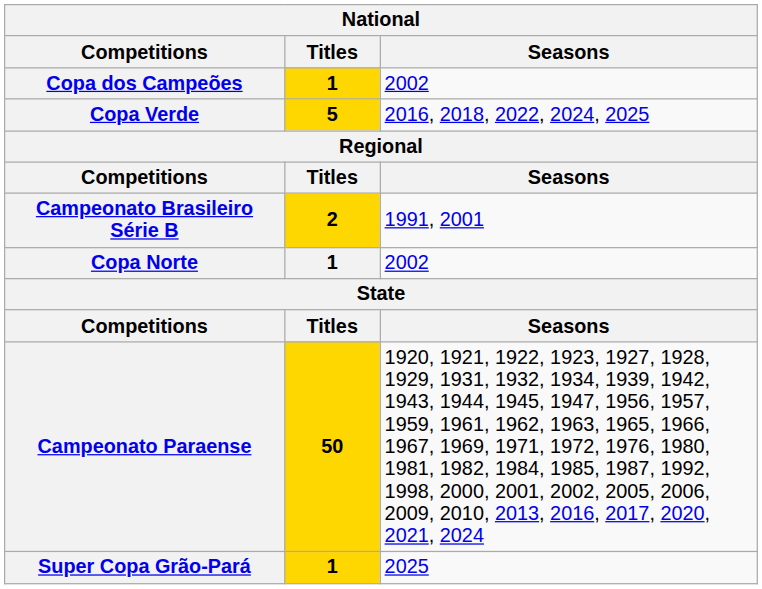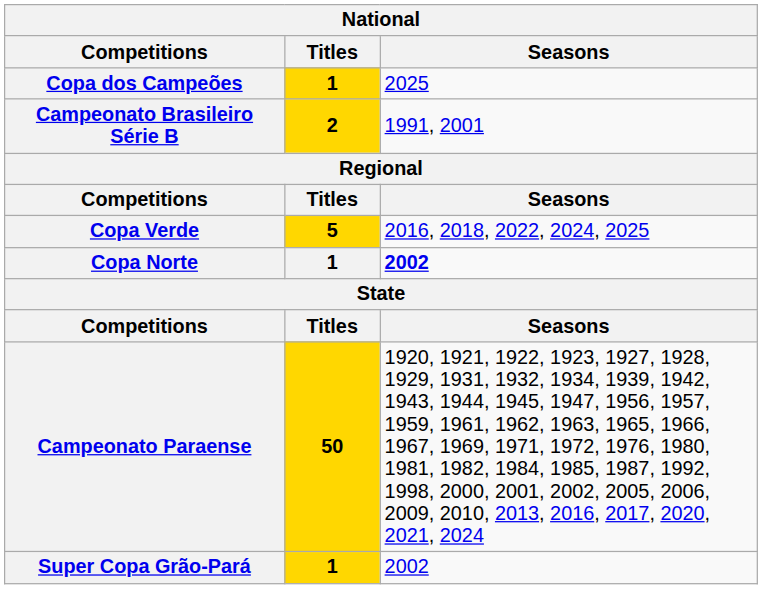(407, 83) 2002 -> (407, 83) 2025
rows swapped: (144, 220) <-> (144, 114)
(407, 262) normal -> (407, 262) bold
(407, 567) 2025 -> (407, 567) 2002
